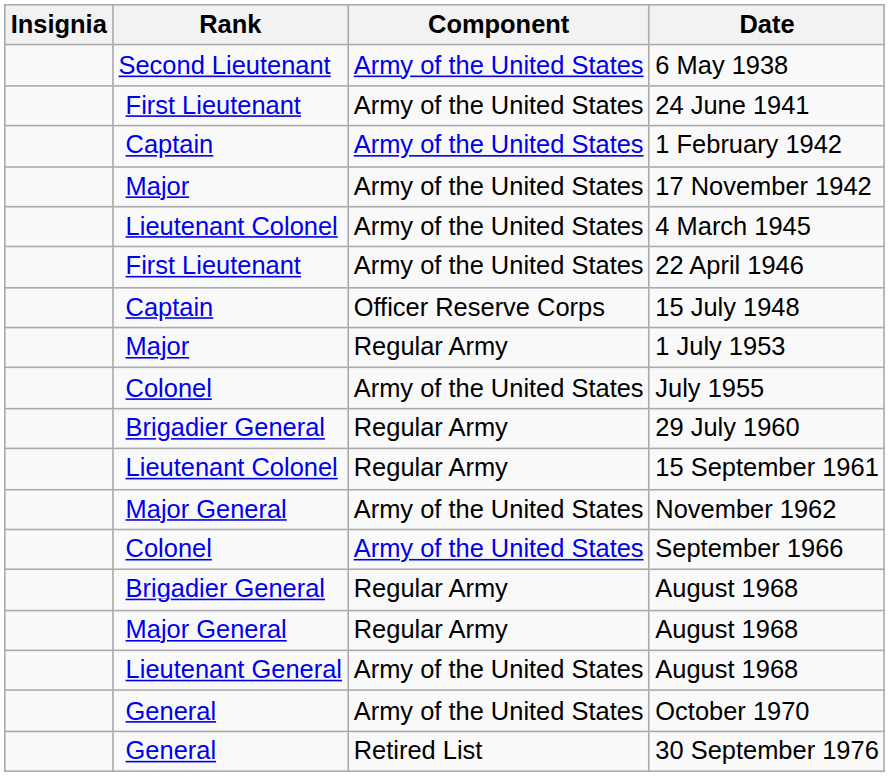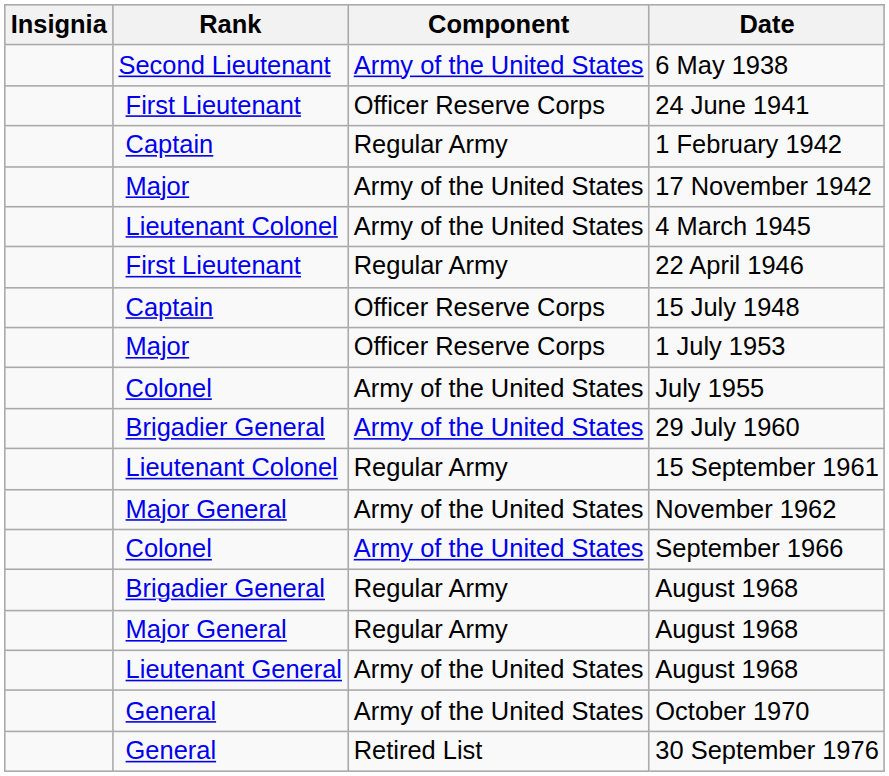(499, 105) Army of the United States -> (479, 105) Officer Reserve Corps
(499, 145) Army of the United States -> (431, 145) Regular Army
(499, 266) Army of the United States -> (431, 266) Regular Army
(431, 347) Regular Army -> (479, 347) Officer Reserve Corps
(431, 428) Regular Army -> (499, 428) Army of the United States
